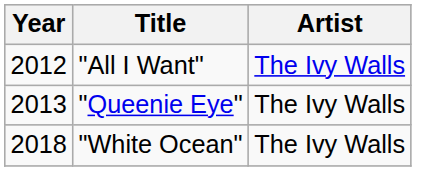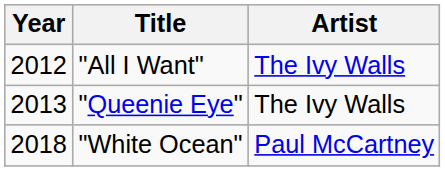(330, 144) The Ivy Walls -> (344, 144) Paul McCartney
